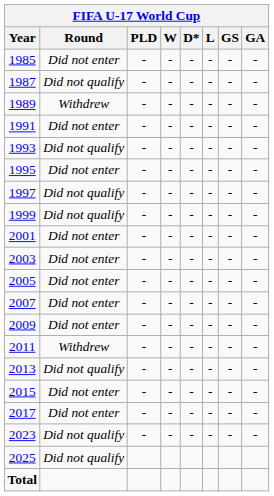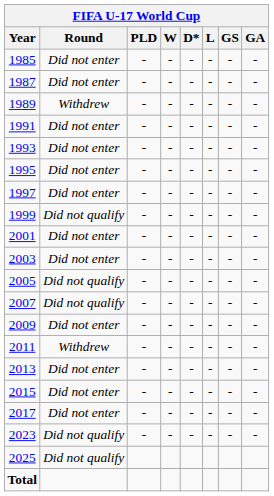(84, 82) Did not qualify -> (84, 82) Did not enter
(84, 148) Did not qualify -> (84, 148) Did not enter
(84, 192) Did not qualify -> (84, 192) Did not enter
(84, 280) Did not enter -> (84, 280) Did not qualify
(84, 303) Did not enter -> (84, 303) Did not qualify
(84, 369) Did not qualify -> (84, 369) Did not enter
